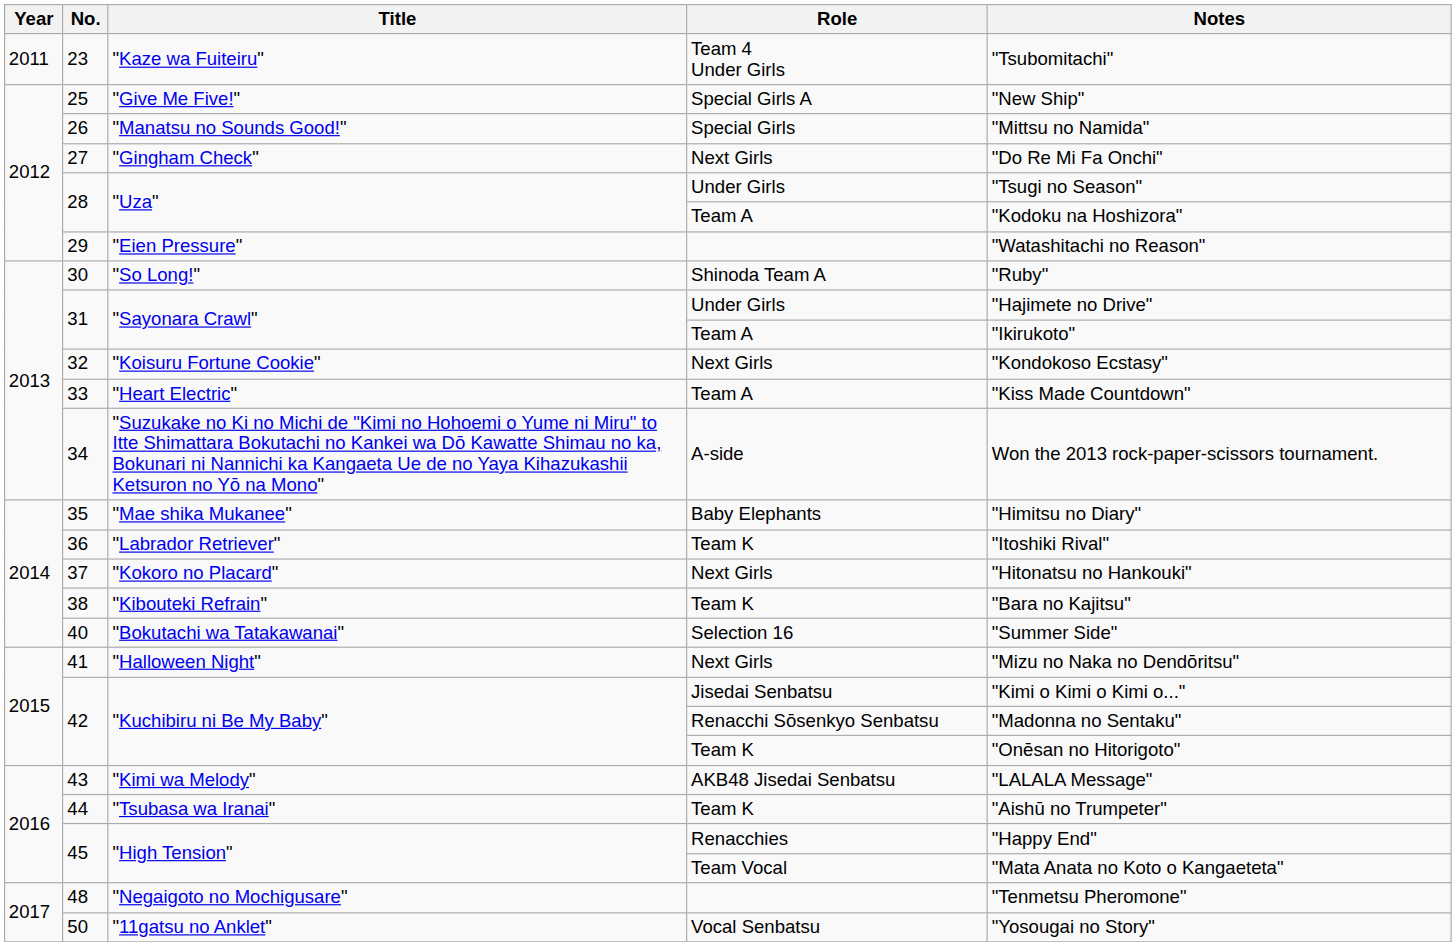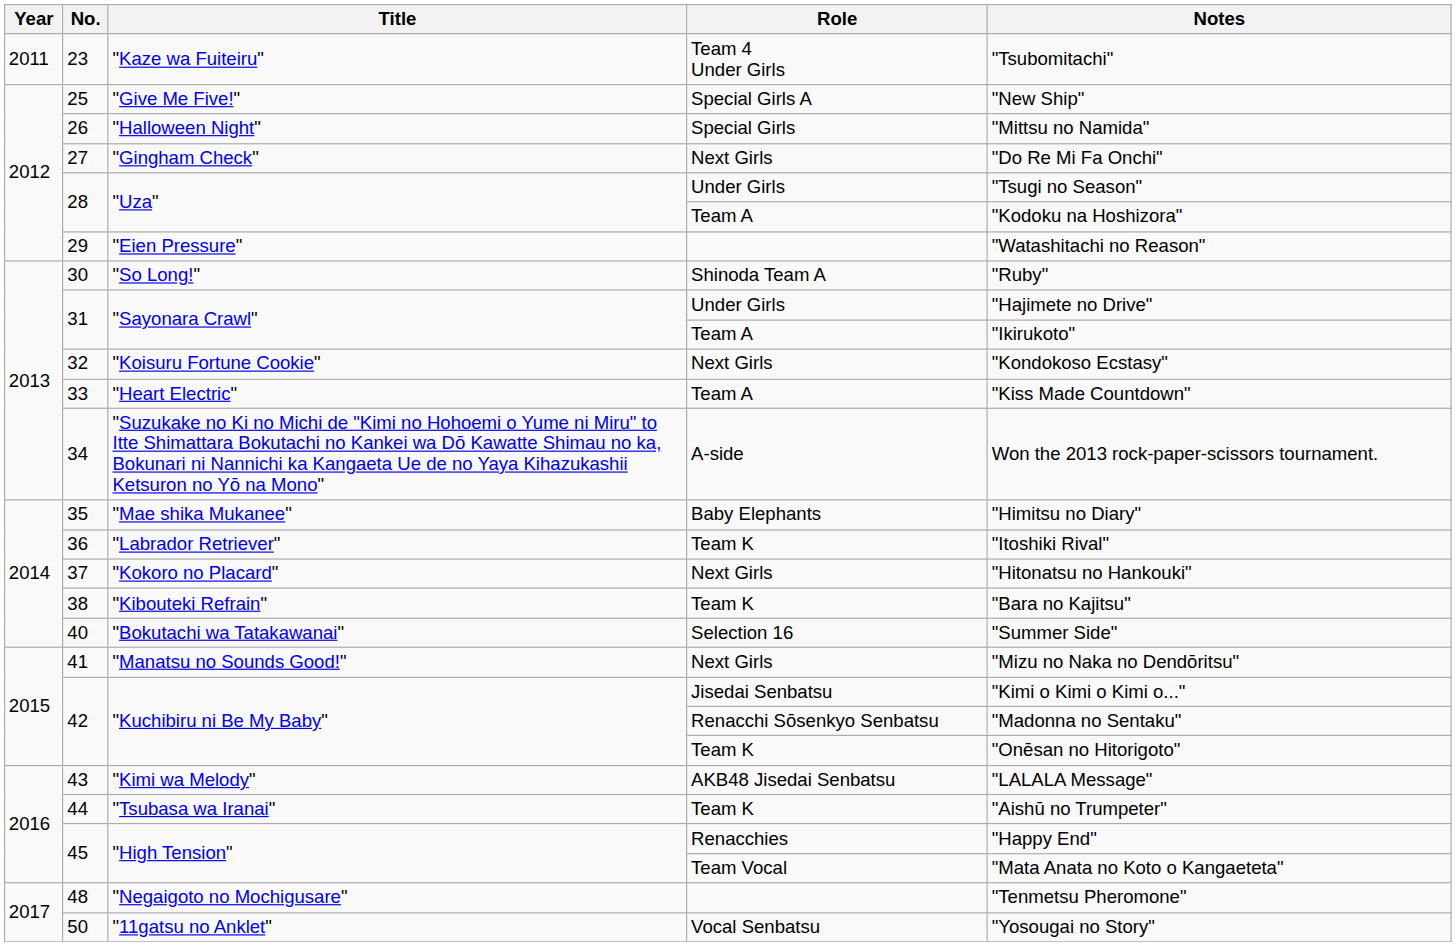(229, 128) "Manatsu no Sounds Good!" -> (187, 128) "Halloween Night"
(187, 662) "Halloween Night" -> (229, 662) "Manatsu no Sounds Good!"
